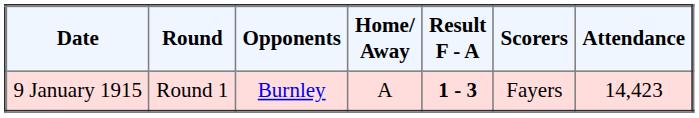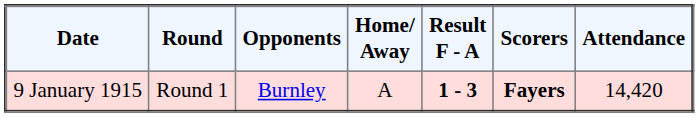(534, 90) normal -> (534, 90) bold
(634, 90) 14,423 -> (634, 90) 14,420
